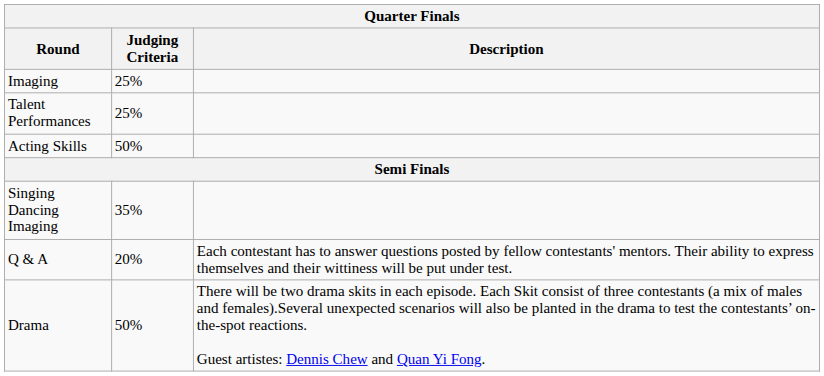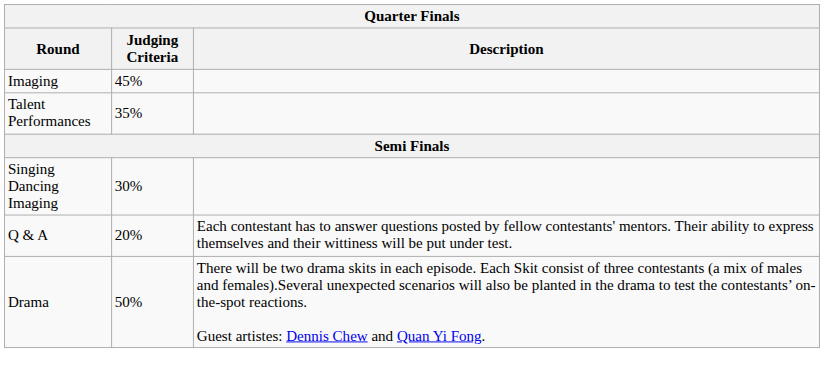(129, 81) 25% -> (129, 81) 45%
(129, 113) 25% -> (129, 113) 35%
- row: (47, 145)
(129, 210) 35% -> (129, 186) 30%
